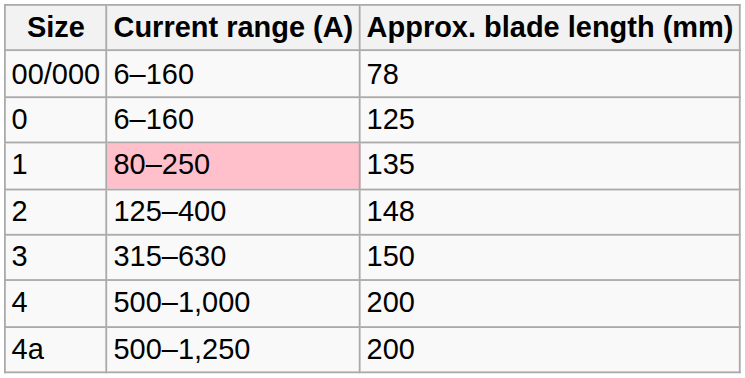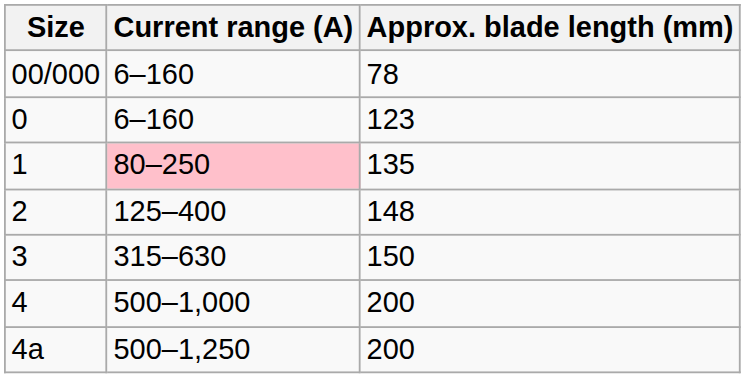(391, 119) 125 -> (391, 119) 123
